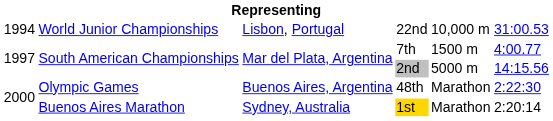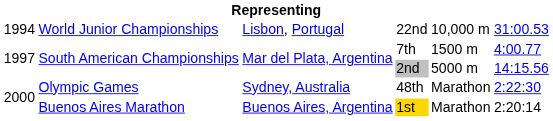(318, 88) Buenos Aires, Argentina -> (296, 88) Sydney, Australia
(296, 107) Sydney, Australia -> (318, 107) Buenos Aires, Argentina
